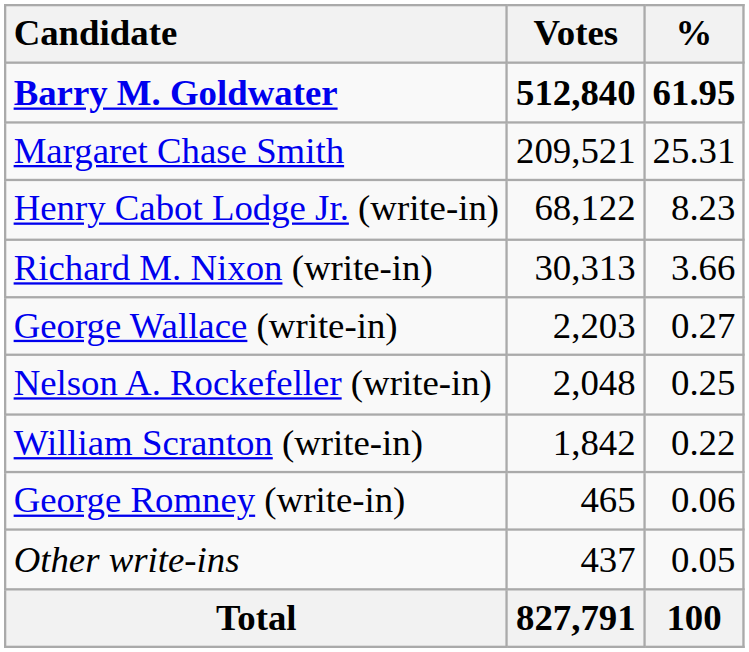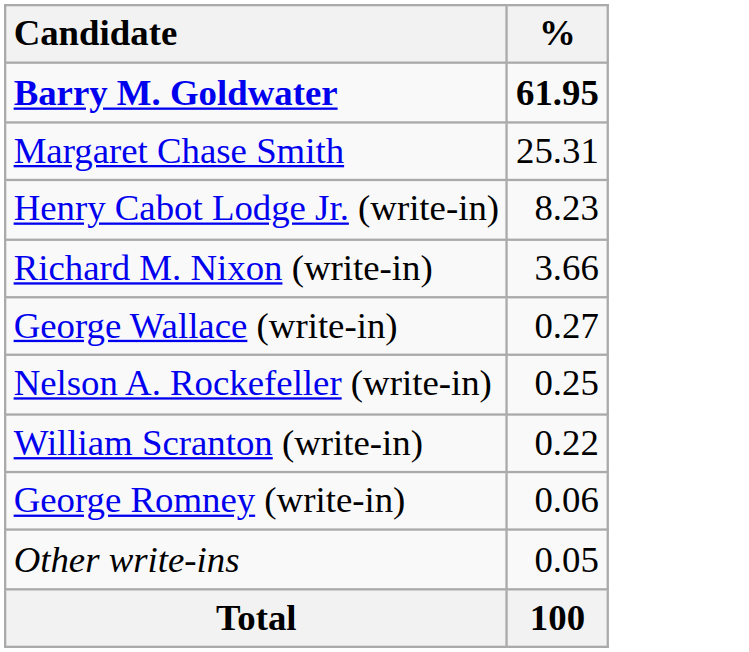- column: (576, 33)
